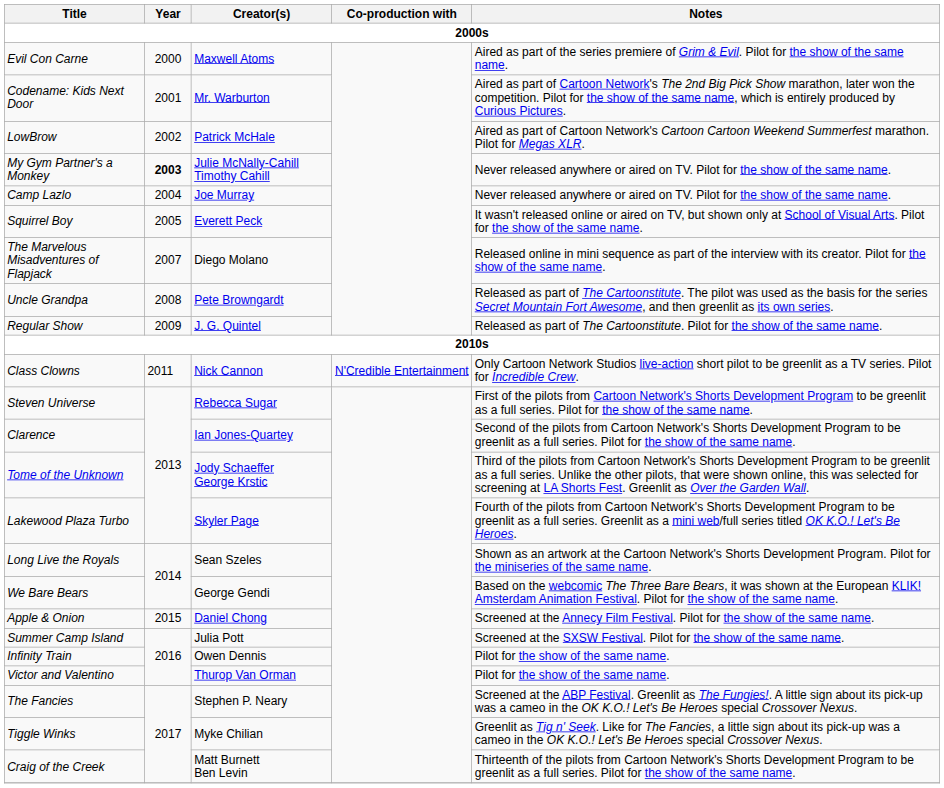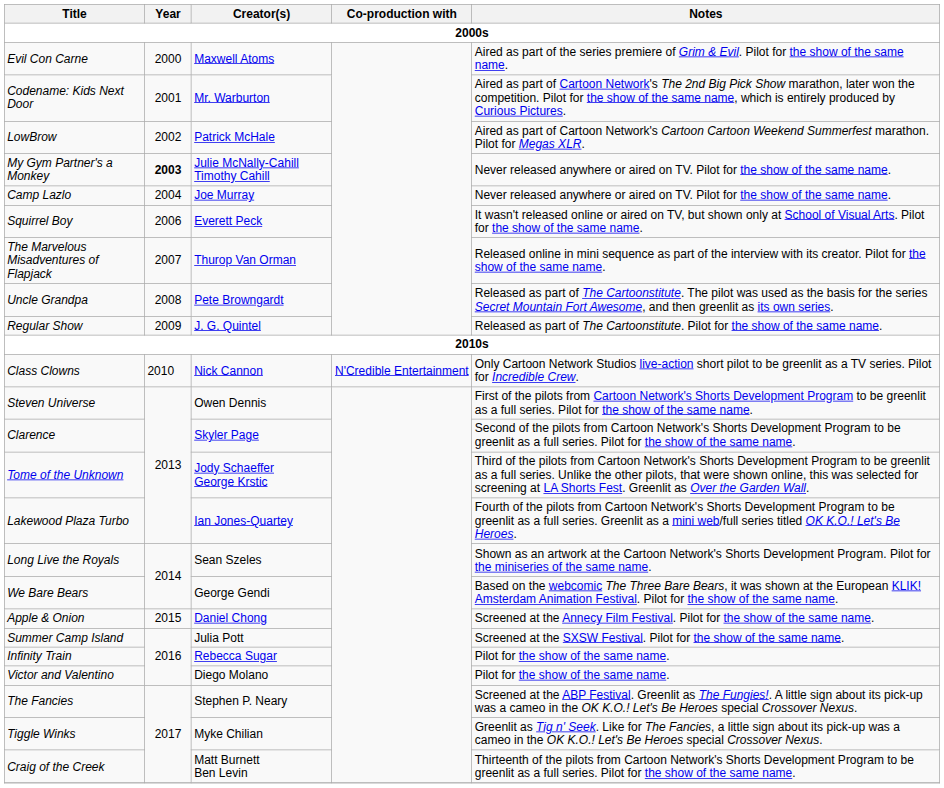(168, 221) 2005 -> (168, 221) 2006
(231, 260) Diego Molano -> (245, 260) Thurop Van Orman
(160, 370) 2011 -> (161, 370) 2010
(236, 403) Rebecca Sugar -> (230, 403) Owen Dennis
(244, 435) Ian Jones-Quartey -> (227, 435) Skyler Page
(227, 521) Skyler Page -> (244, 521) Ian Jones-Quartey
(230, 656) Owen Dennis -> (236, 656) Rebecca Sugar
(245, 675) Thurop Van Orman -> (231, 675) Diego Molano
